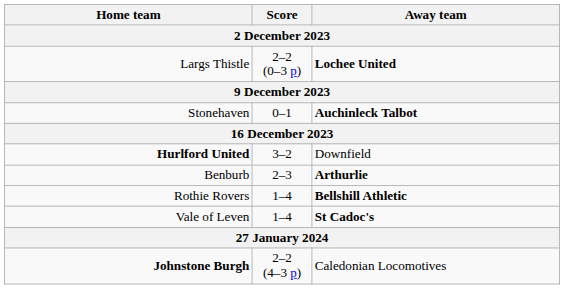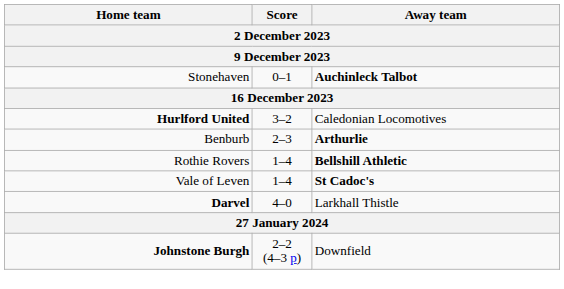- row: (215, 63)
(343, 154) Downfield -> (380, 118) Caledonian Locomotives
+ row: (230, 202)
(380, 265) Caledonian Locomotives -> (343, 251) Downfield
